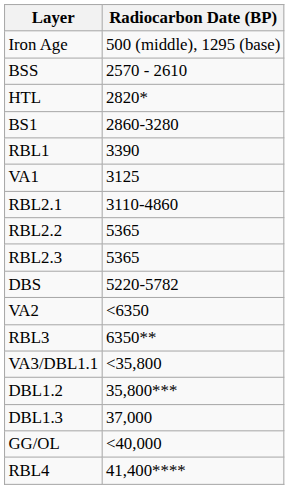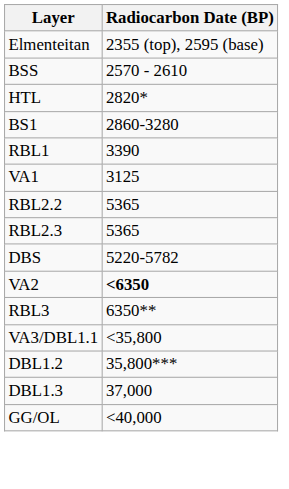- row: (38, 44)
+ row: (49, 44)
- row: (35, 204)
(127, 310) normal -> (128, 284) bold
- row: (29, 470)
